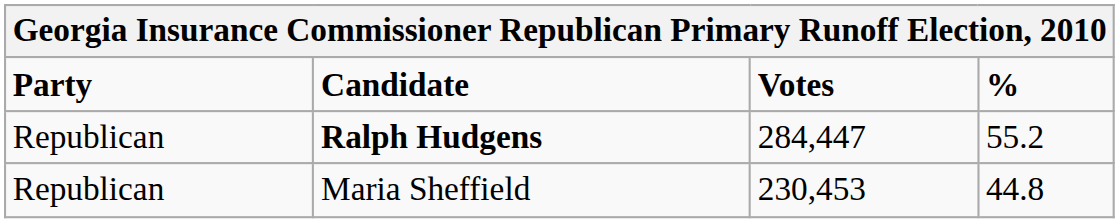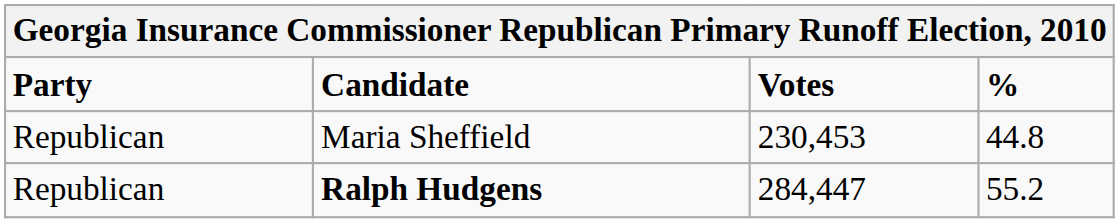rows swapped: (432, 136) <-> (426, 189)
